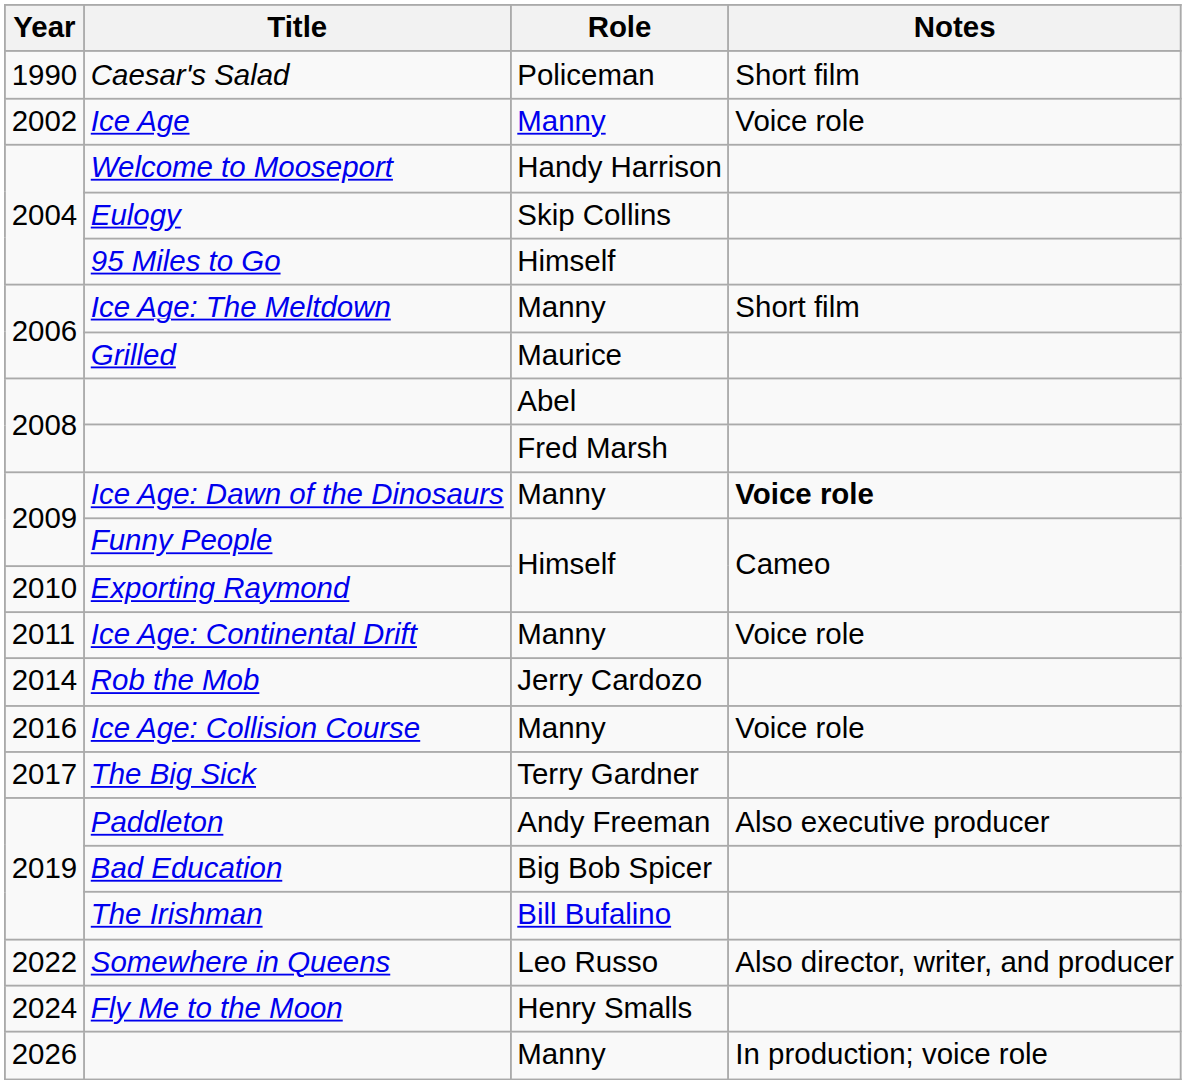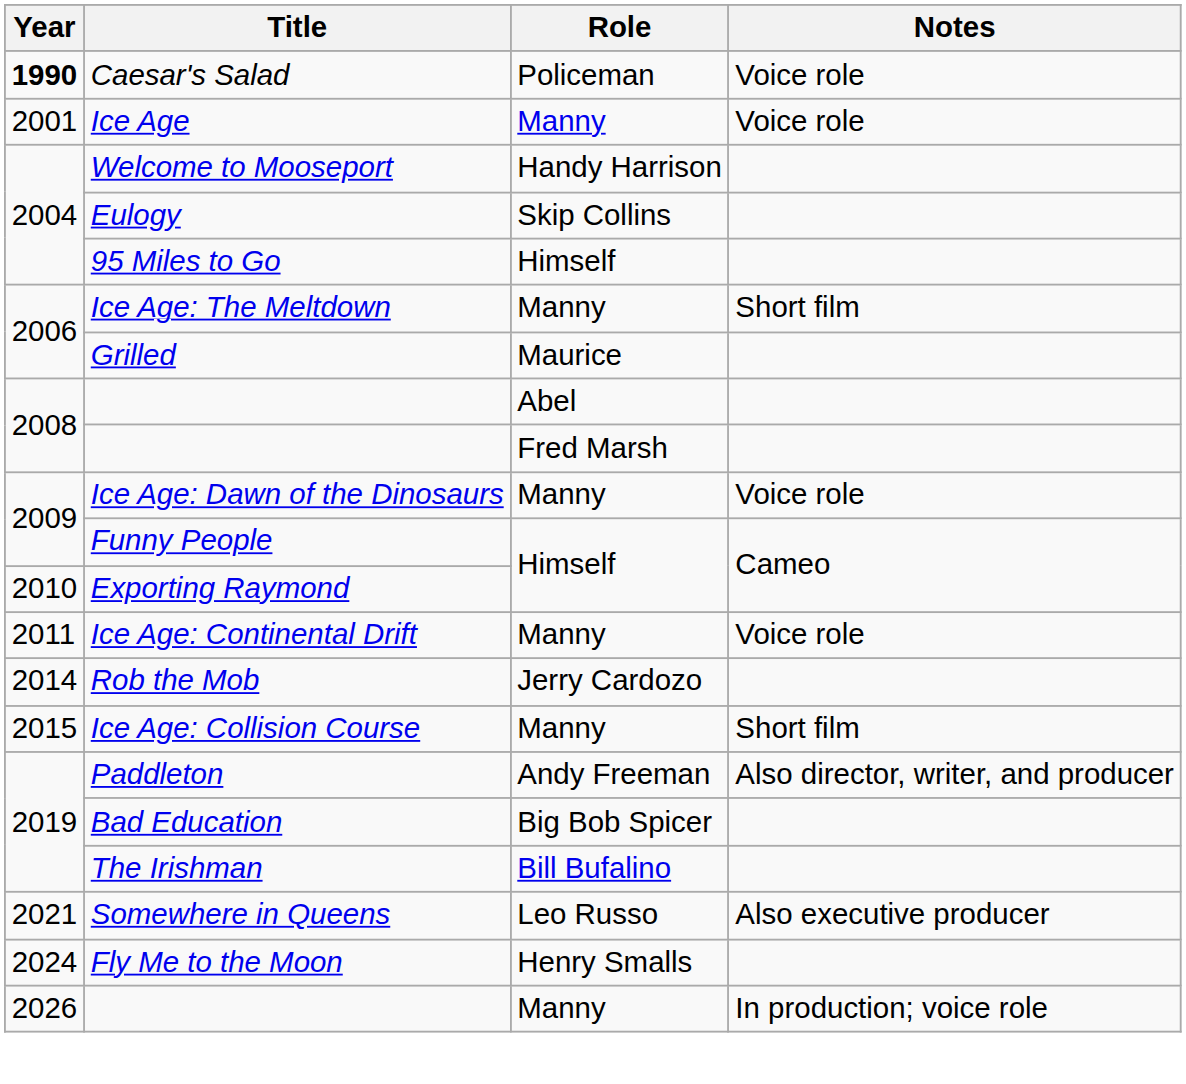(44, 74) normal -> (44, 74) bold
(798, 74) Short film -> (800, 74) Voice role
(44, 121) 2002 -> (44, 121) 2001
(805, 494) bold -> (800, 494) normal
(44, 728) 2016 -> (44, 728) 2015
(800, 728) Voice role -> (798, 728) Short film
- row: (173, 774)
(892, 821) Also executive producer -> (955, 774) Also director, writer, and producer
(44, 961) 2022 -> (44, 914) 2021
(955, 961) Also director, writer, and producer -> (892, 914) Also executive producer
